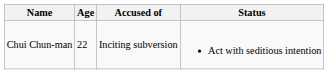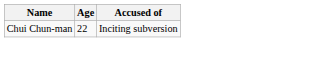- column: (252, 12)
